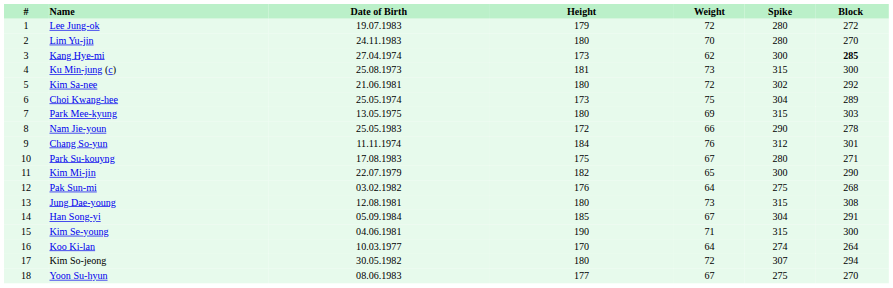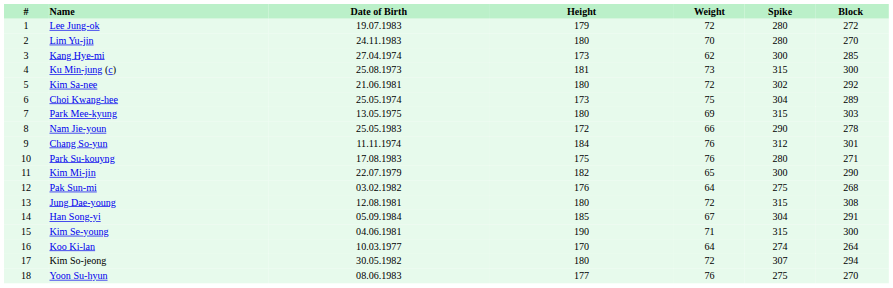(851, 55) bold -> (851, 55) normal
(709, 158) 67 -> (709, 158) 76
(709, 202) 73 -> (709, 202) 72
(709, 276) 67 -> (709, 276) 76
